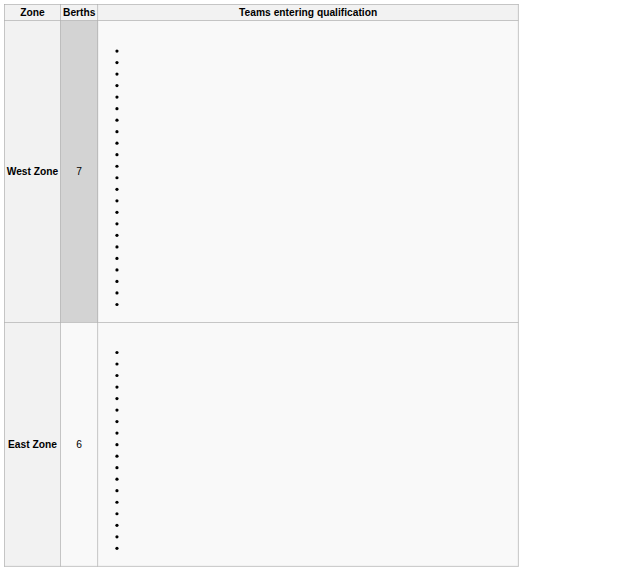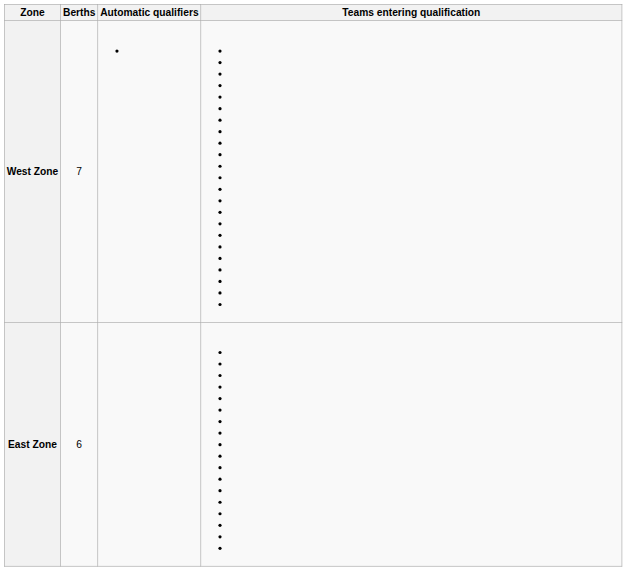+ column: (149, 12)
(79, 171) lightgrey background -> (79, 171) no background
